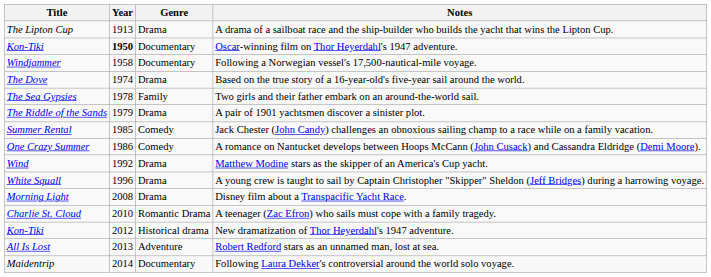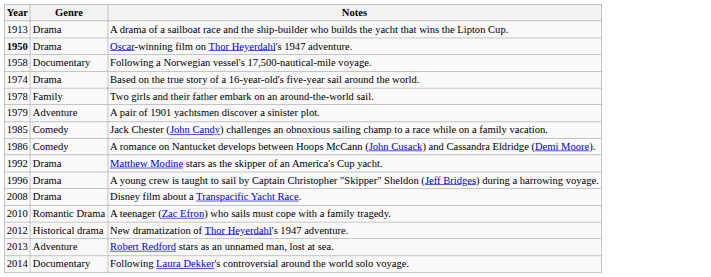- column: (57, 12)
(167, 46) Documentary -> (47, 46) Drama
(152, 113) Drama -> (55, 113) Adventure
